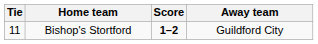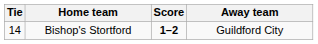(15, 30) 11 -> (15, 30) 14
